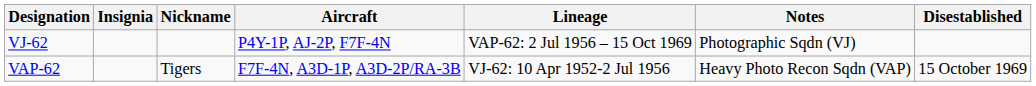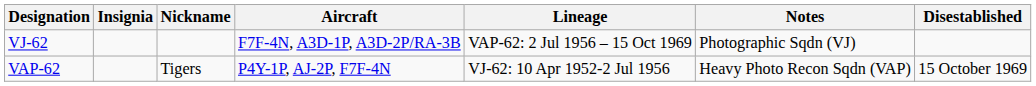(314, 42) P4Y-1P, AJ-2P, F7F-4N -> (349, 42) F7F-4N, A3D-1P, A3D-2P/RA-3B
(349, 68) F7F-4N, A3D-1P, A3D-2P/RA-3B -> (314, 68) P4Y-1P, AJ-2P, F7F-4N
